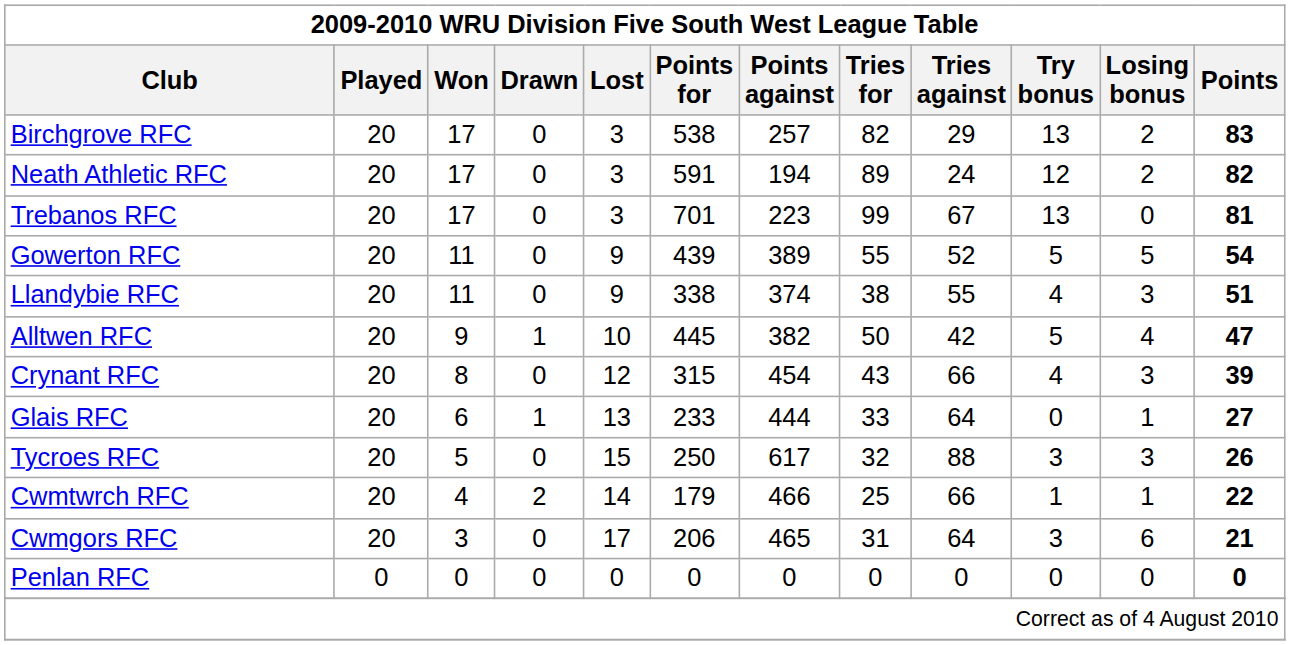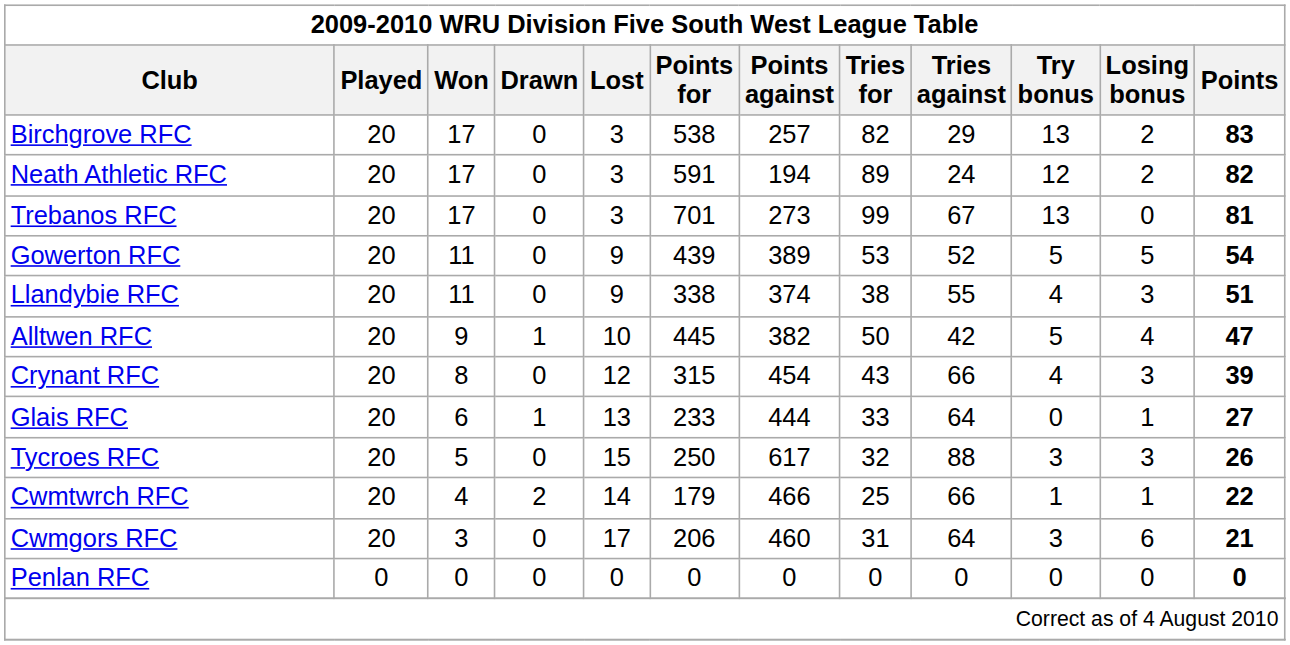(789, 215) 223 -> (789, 215) 273
(875, 255) 55 -> (875, 255) 53
(789, 537) 465 -> (789, 537) 460
